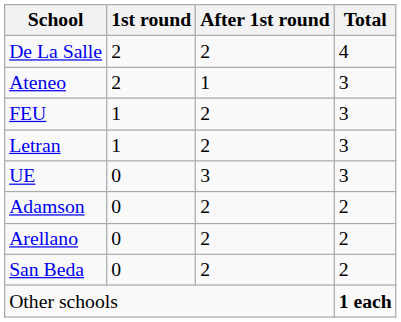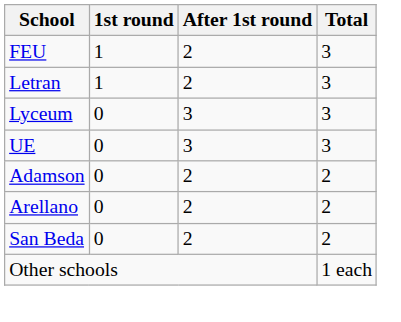- row: (56, 51)
- row: (38, 82)
+ row: (41, 113)
(365, 301) bold -> (347, 269) normal
